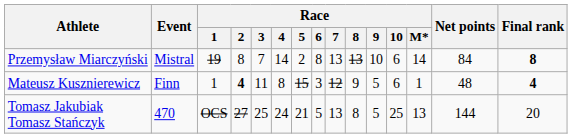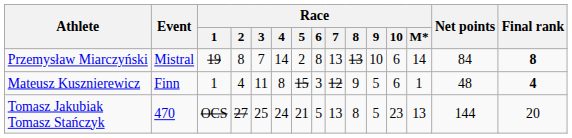(241, 83) bold -> (241, 83) normal
(396, 114) 25 -> (396, 114) 23
